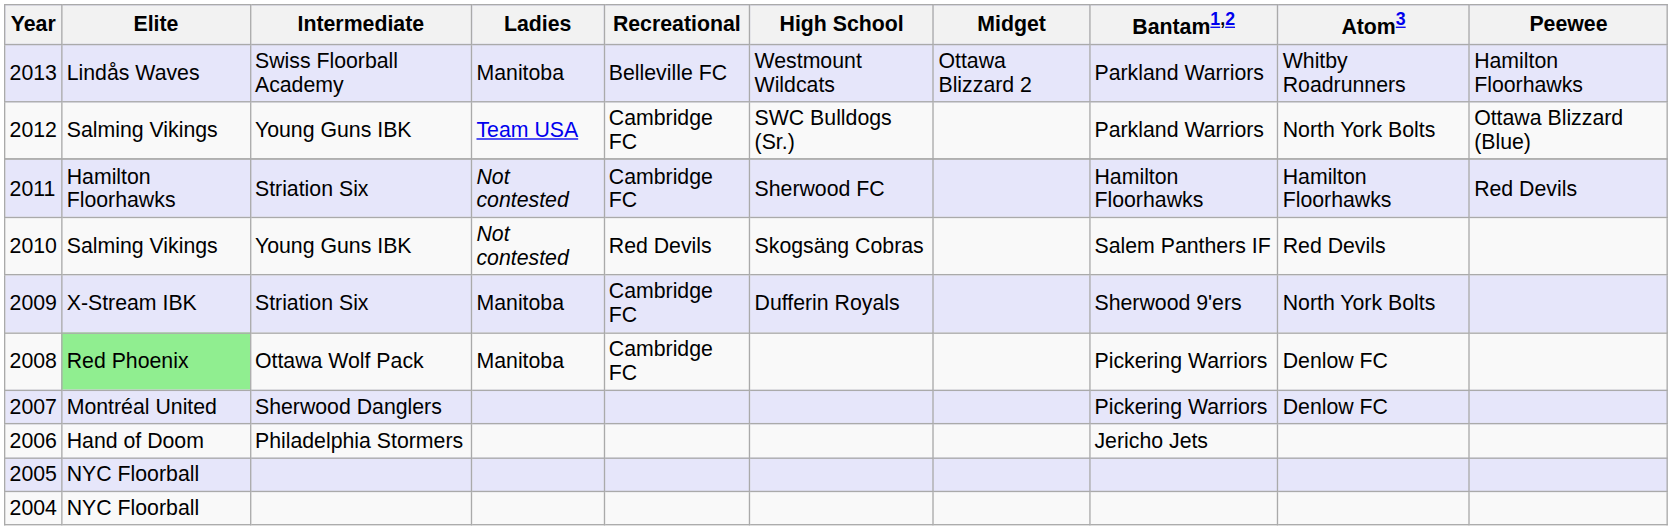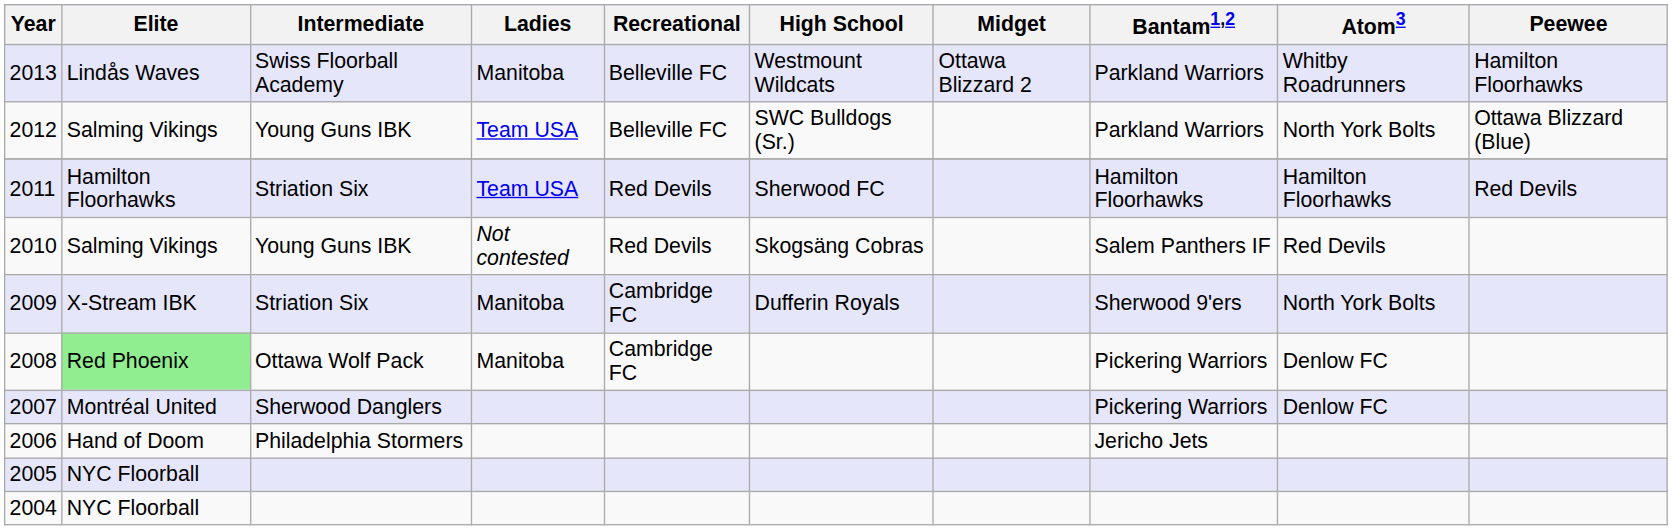(661, 130) Cambridge FC -> (668, 130) Belleville FC
(523, 188) Not contested -> (527, 188) Team USA
(661, 188) Cambridge FC -> (660, 188) Red Devils
